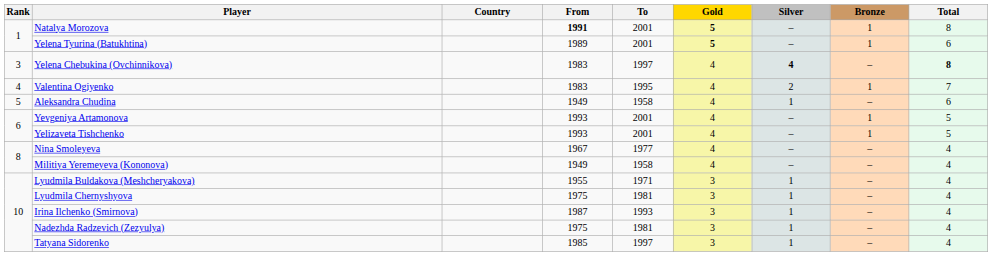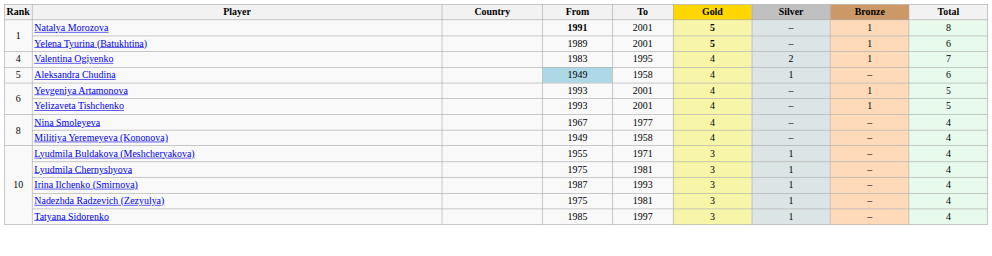- row: (103, 65)
(577, 102) no background -> (577, 75) lightblue background
